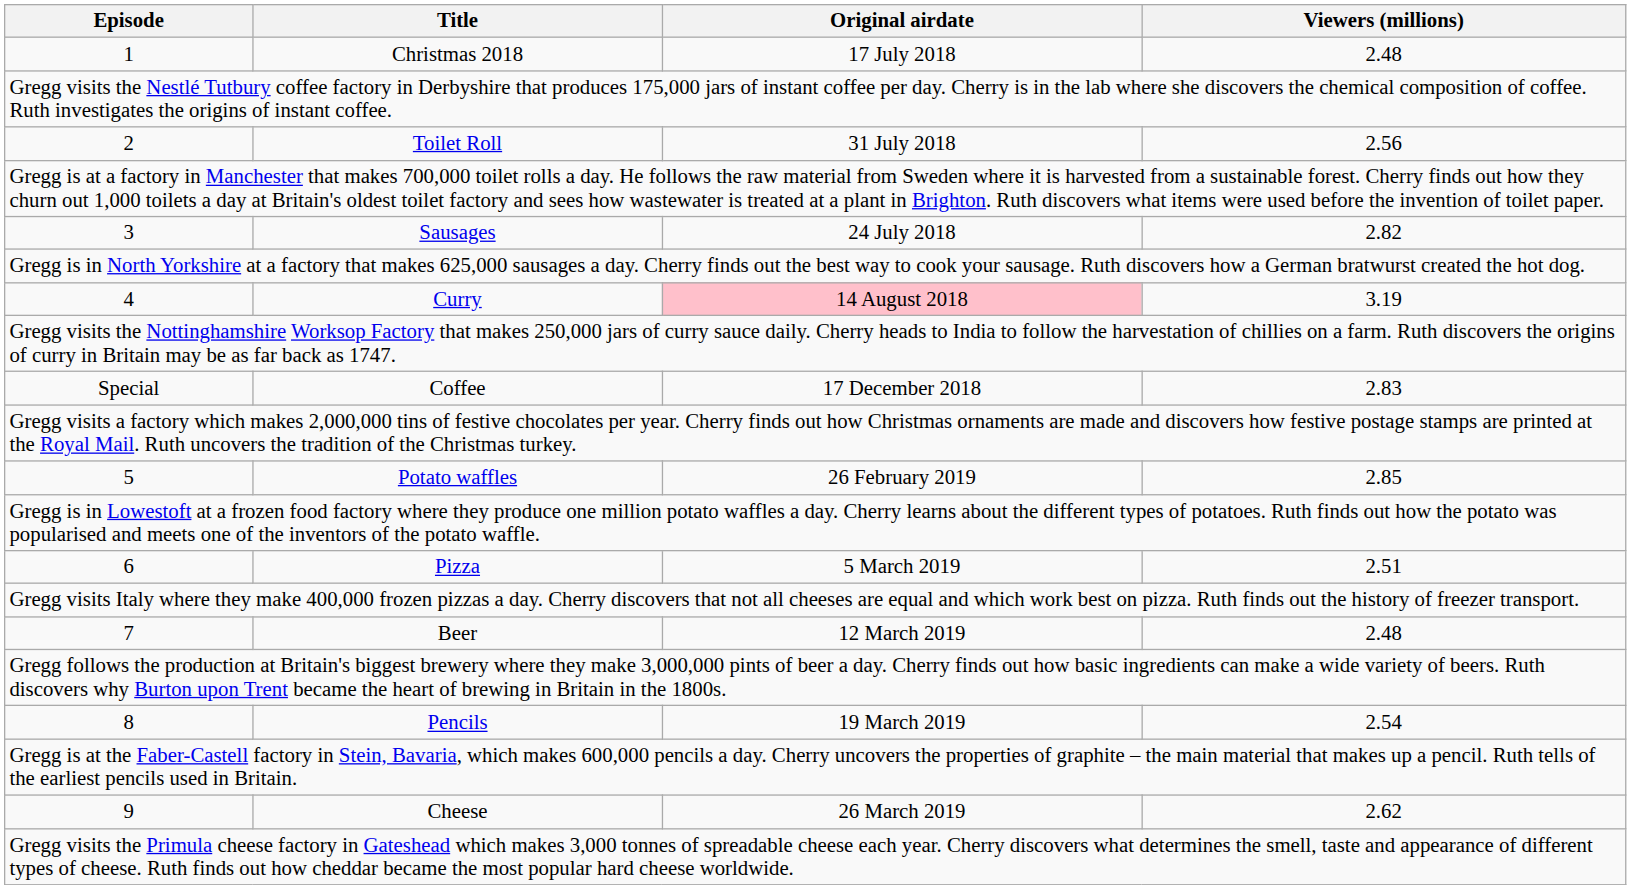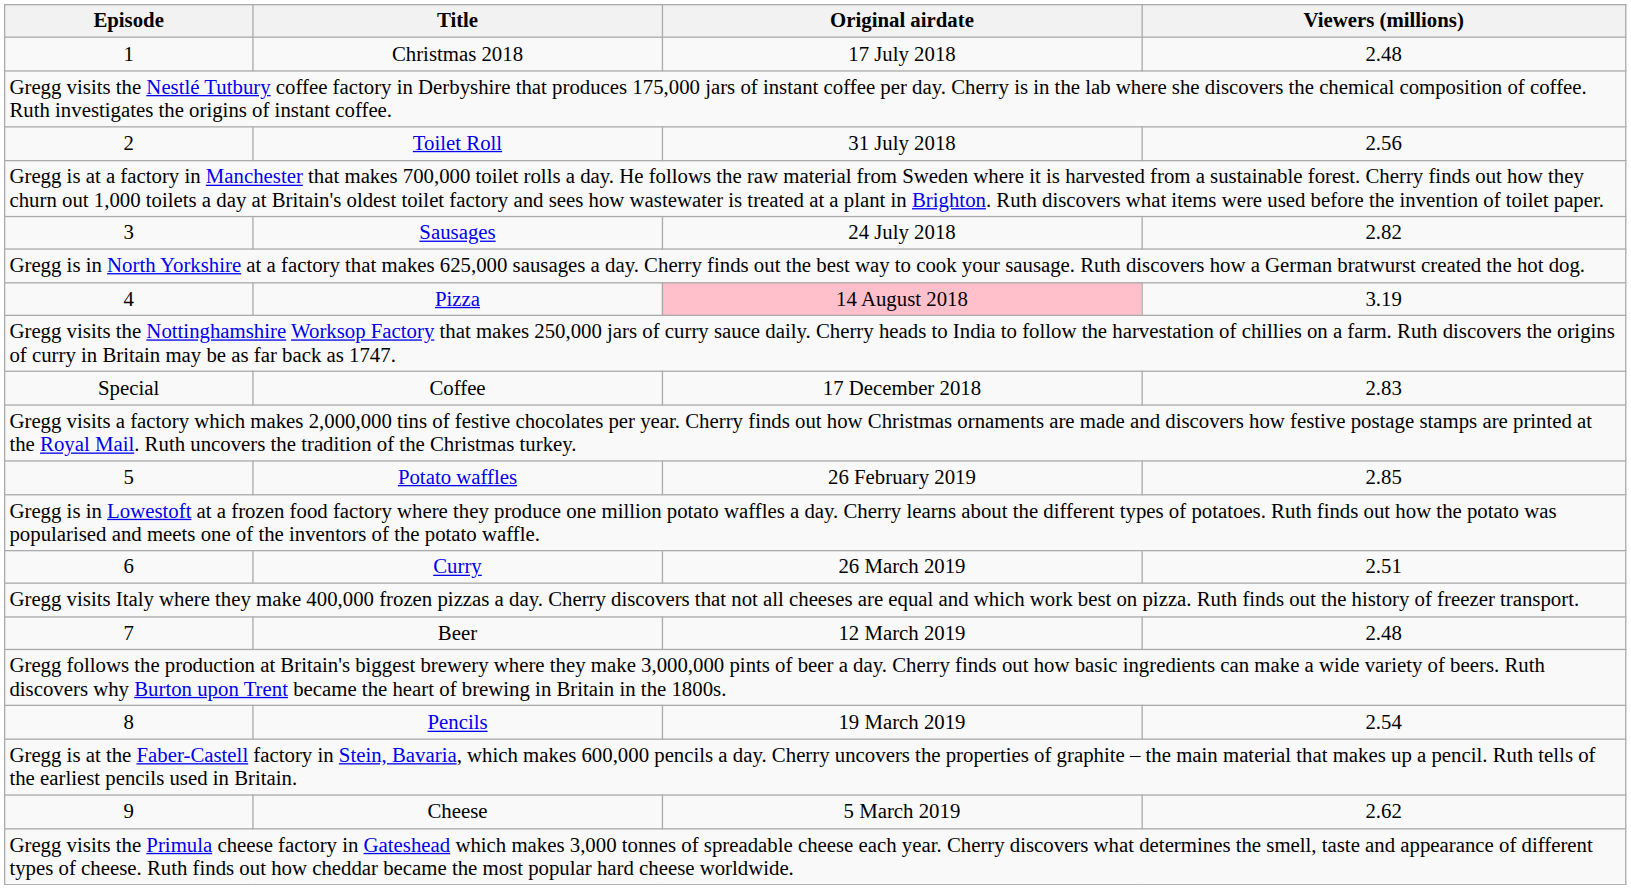(457, 298) Curry -> (457, 298) Pizza
(457, 566) Pizza -> (457, 566) Curry
(902, 566) 5 March 2019 -> (902, 566) 26 March 2019
(902, 811) 26 March 2019 -> (902, 811) 5 March 2019
